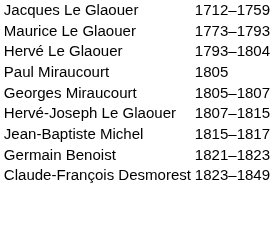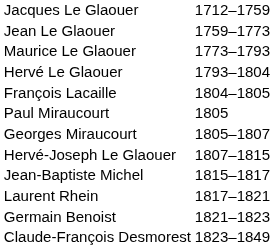+ row: (59, 30)
+ row: (60, 93)
+ row: (51, 196)
